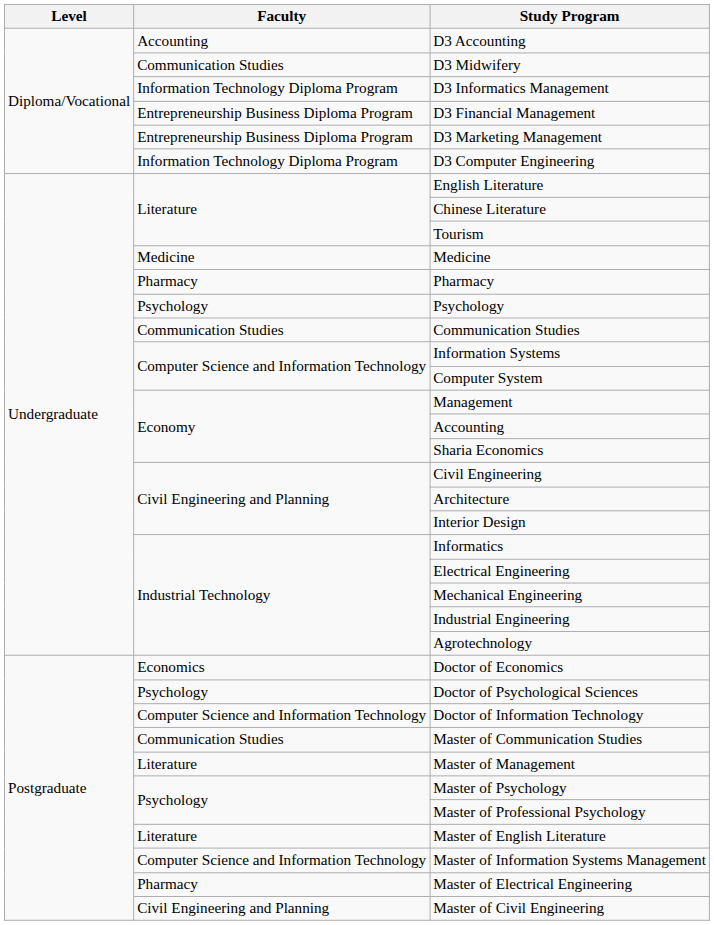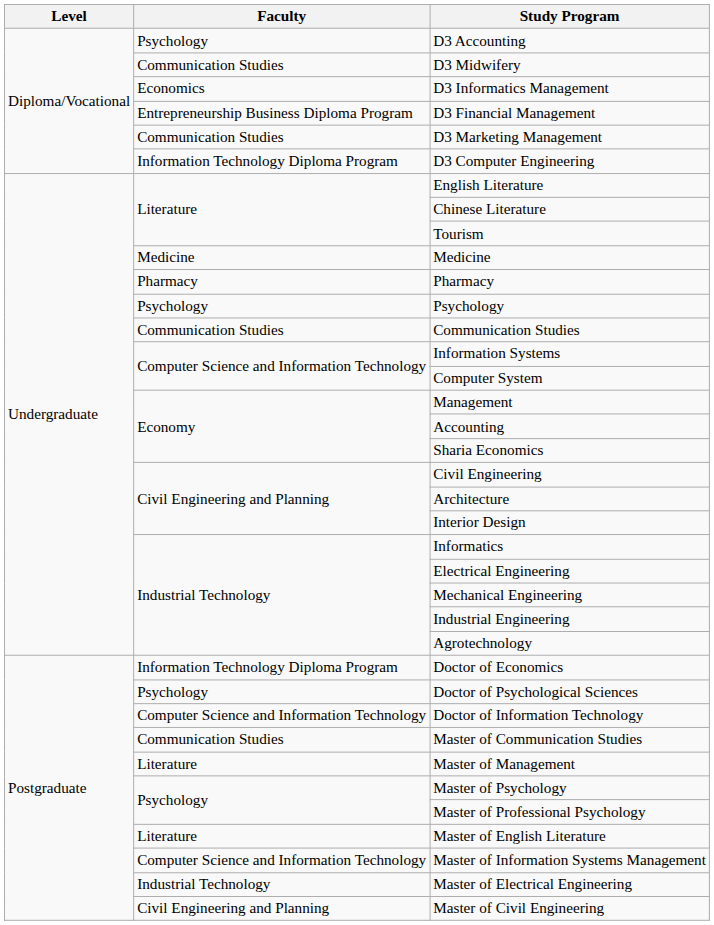(173, 40) Accounting -> (173, 40) Psychology
(268, 88) Information Technology Diploma Program -> (171, 88) Economics
(275, 137) Entrepreneurship Business Diploma Program -> (210, 137) Communication Studies
(171, 667) Economics -> (268, 667) Information Technology Diploma Program
(168, 884) Pharmacy -> (204, 884) Industrial Technology
